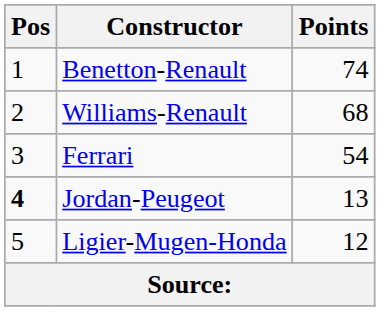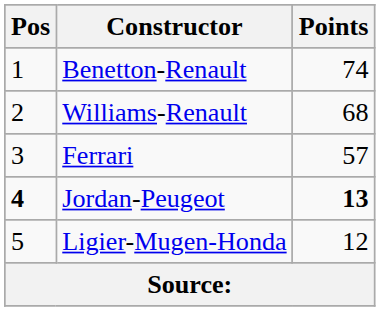(355, 155) 54 -> (355, 155) 57
(355, 198) normal -> (355, 198) bold
